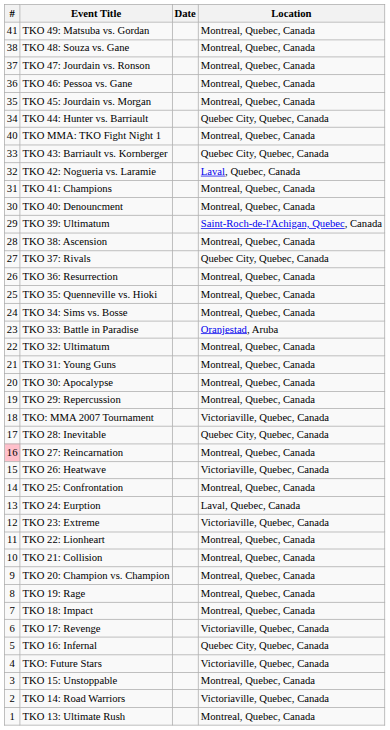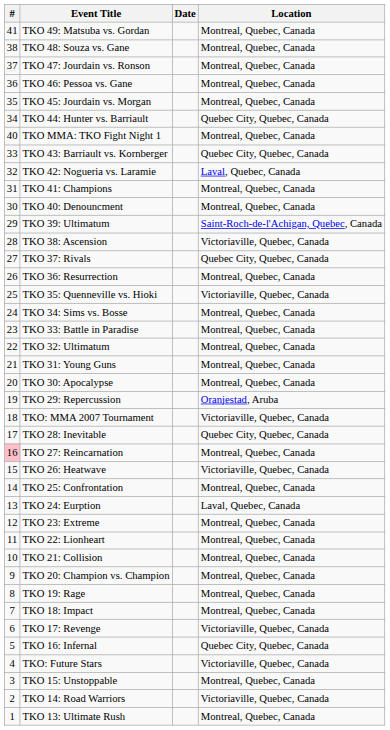(258, 242) Montreal, Quebec, Canada -> (265, 242) Victoriaville, Quebec, Canada
(258, 294) Montreal, Quebec, Canada -> (265, 294) Victoriaville, Quebec, Canada
(240, 330) Oranjestad, Aruba -> (258, 330) Montreal, Quebec, Canada
(258, 400) Montreal, Quebec, Canada -> (240, 400) Oranjestad, Aruba
(265, 523) Victoriaville, Quebec, Canada -> (258, 523) Montreal, Quebec, Canada
